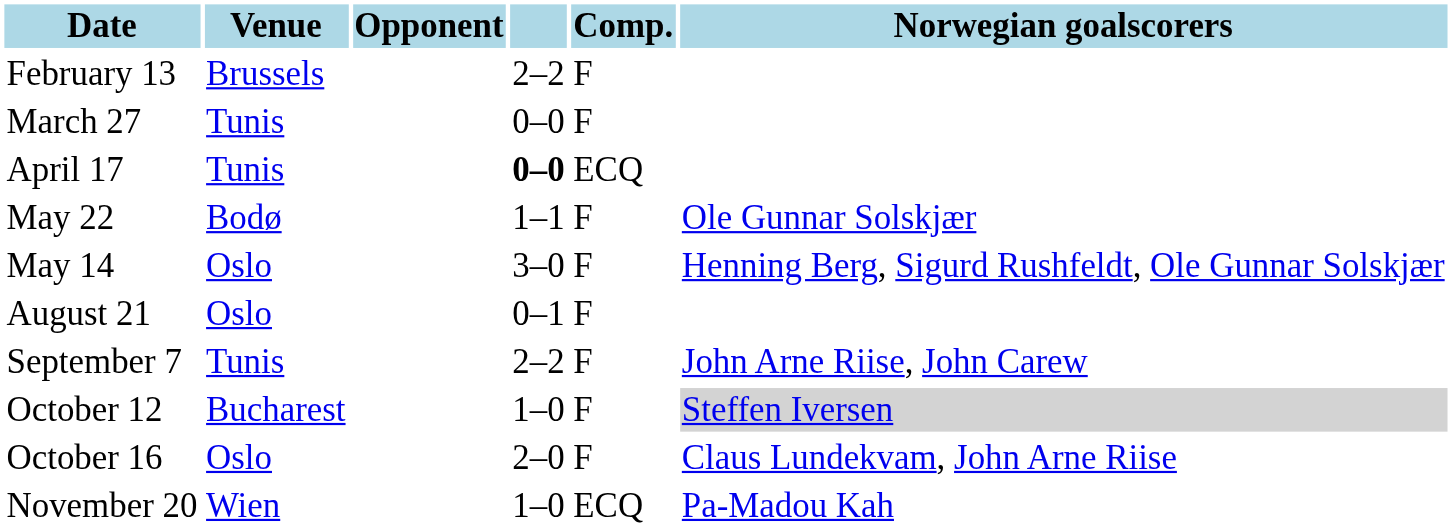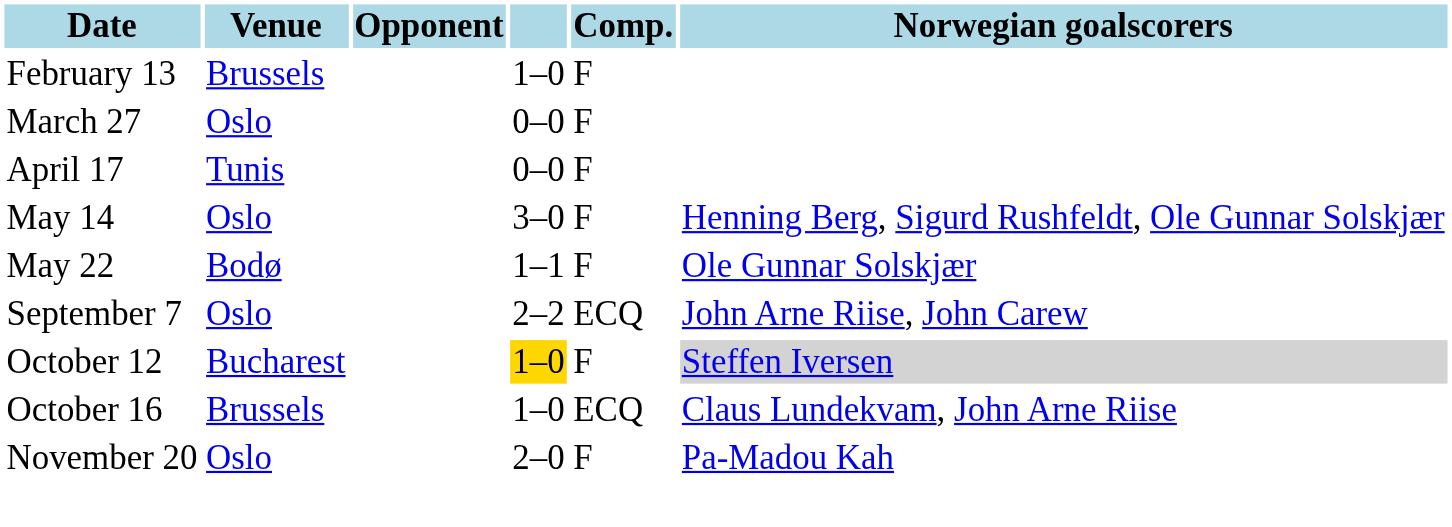(538, 73) 2–2 -> (538, 73) 1–0
(245, 121) Tunis -> (239, 121) Oslo
(538, 169) bold -> (538, 169) normal
(608, 169) ECQ -> (583, 169) F
rows swapped: (60, 265) <-> (60, 217)
- row: (79, 313)
(245, 361) Tunis -> (239, 313) Oslo
(583, 361) F -> (608, 313) ECQ
(538, 409) no background -> (538, 361) gold background
(239, 457) Oslo -> (265, 409) Brussels
(538, 457) 2–0 -> (538, 409) 1–0
(583, 457) F -> (608, 409) ECQ
(243, 505) Wien -> (239, 457) Oslo
(538, 505) 1–0 -> (538, 457) 2–0
(608, 505) ECQ -> (583, 457) F
